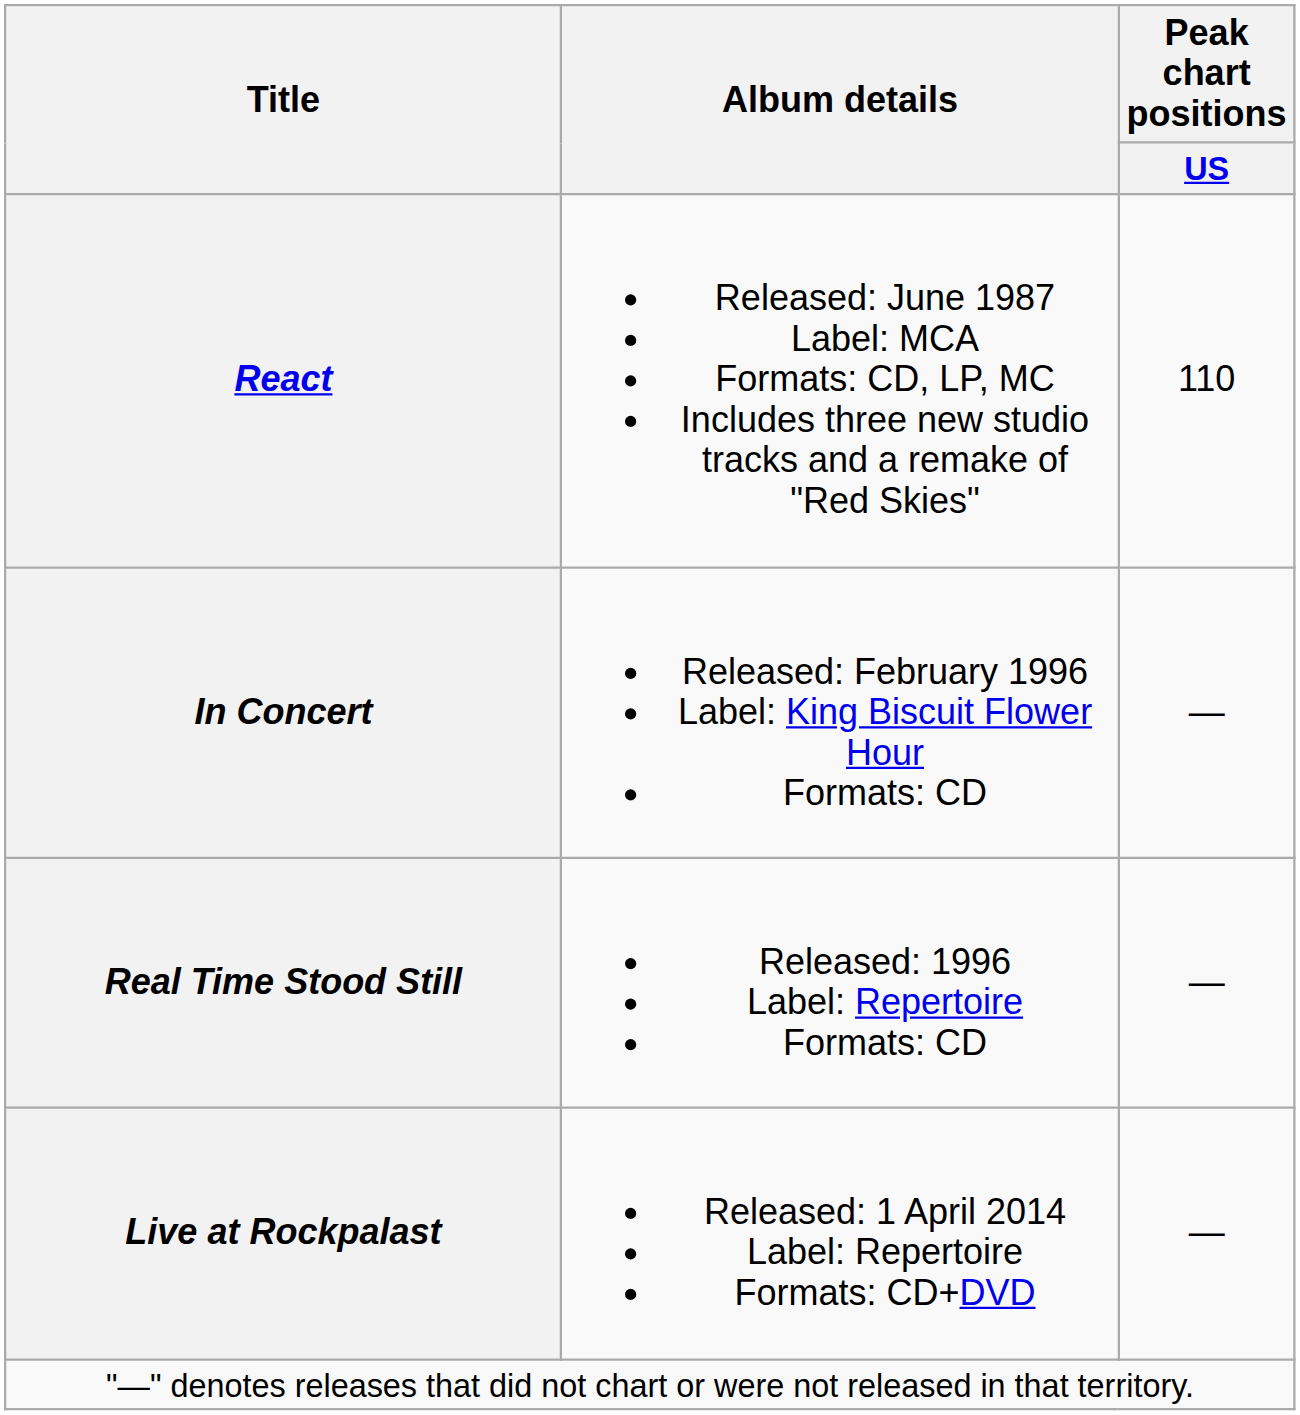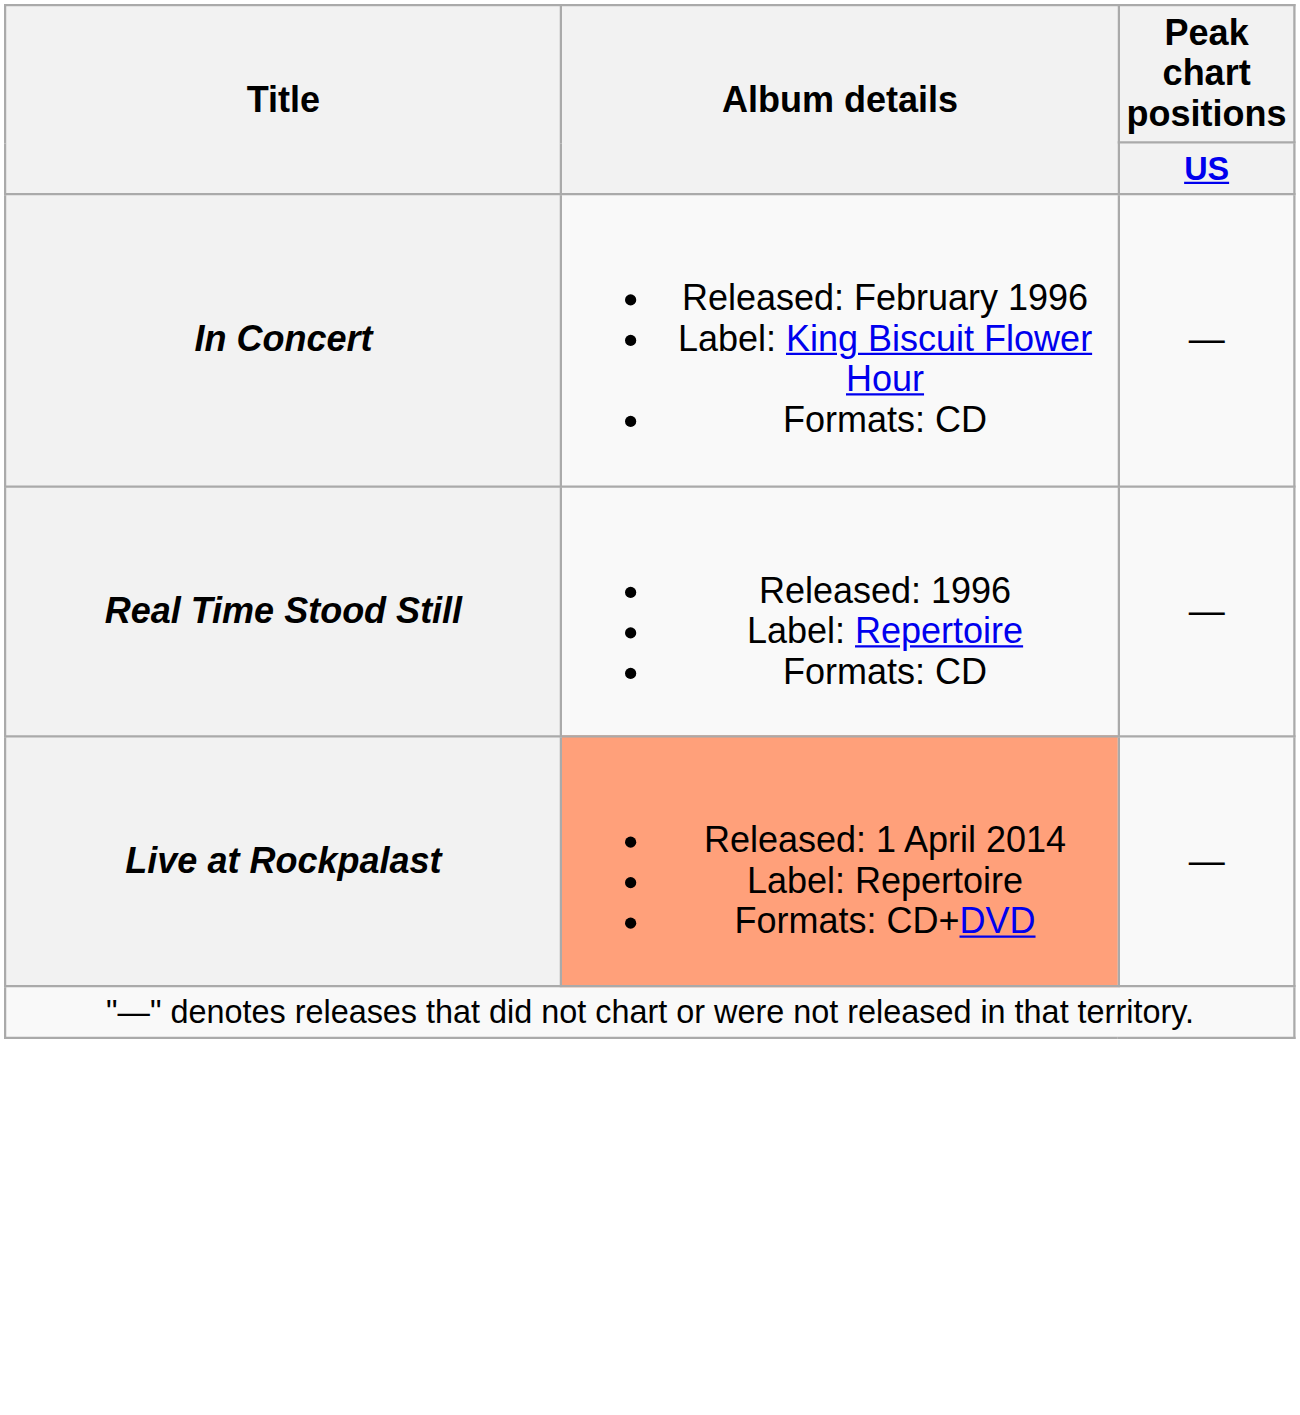- row: (283, 379)
(840, 1254) no background -> (840, 882) lightsalmon background
